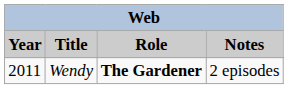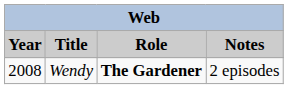(25, 70) 2011 -> (25, 70) 2008
